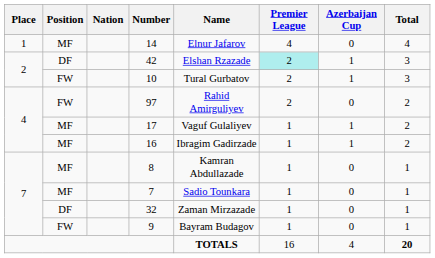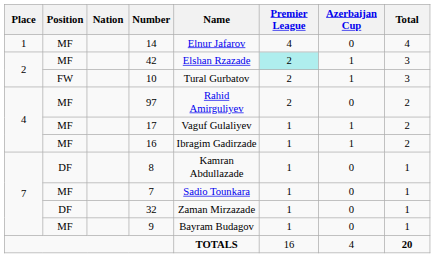(65, 61) DF -> (65, 61) MF
(65, 102) FW -> (65, 102) MF
(65, 167) MF -> (65, 167) DF
(65, 226) FW -> (65, 226) MF
